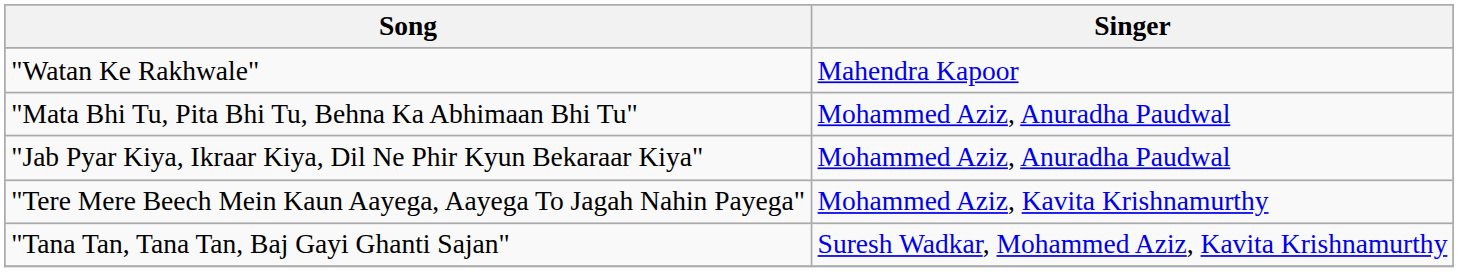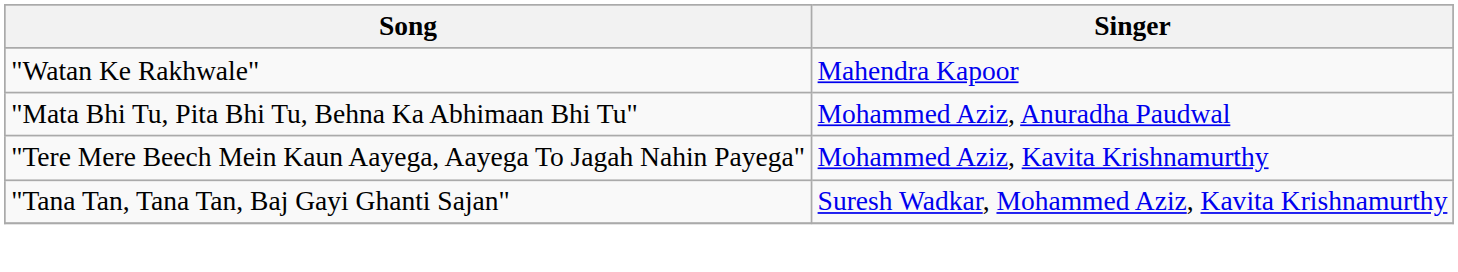- row: (357, 157)
